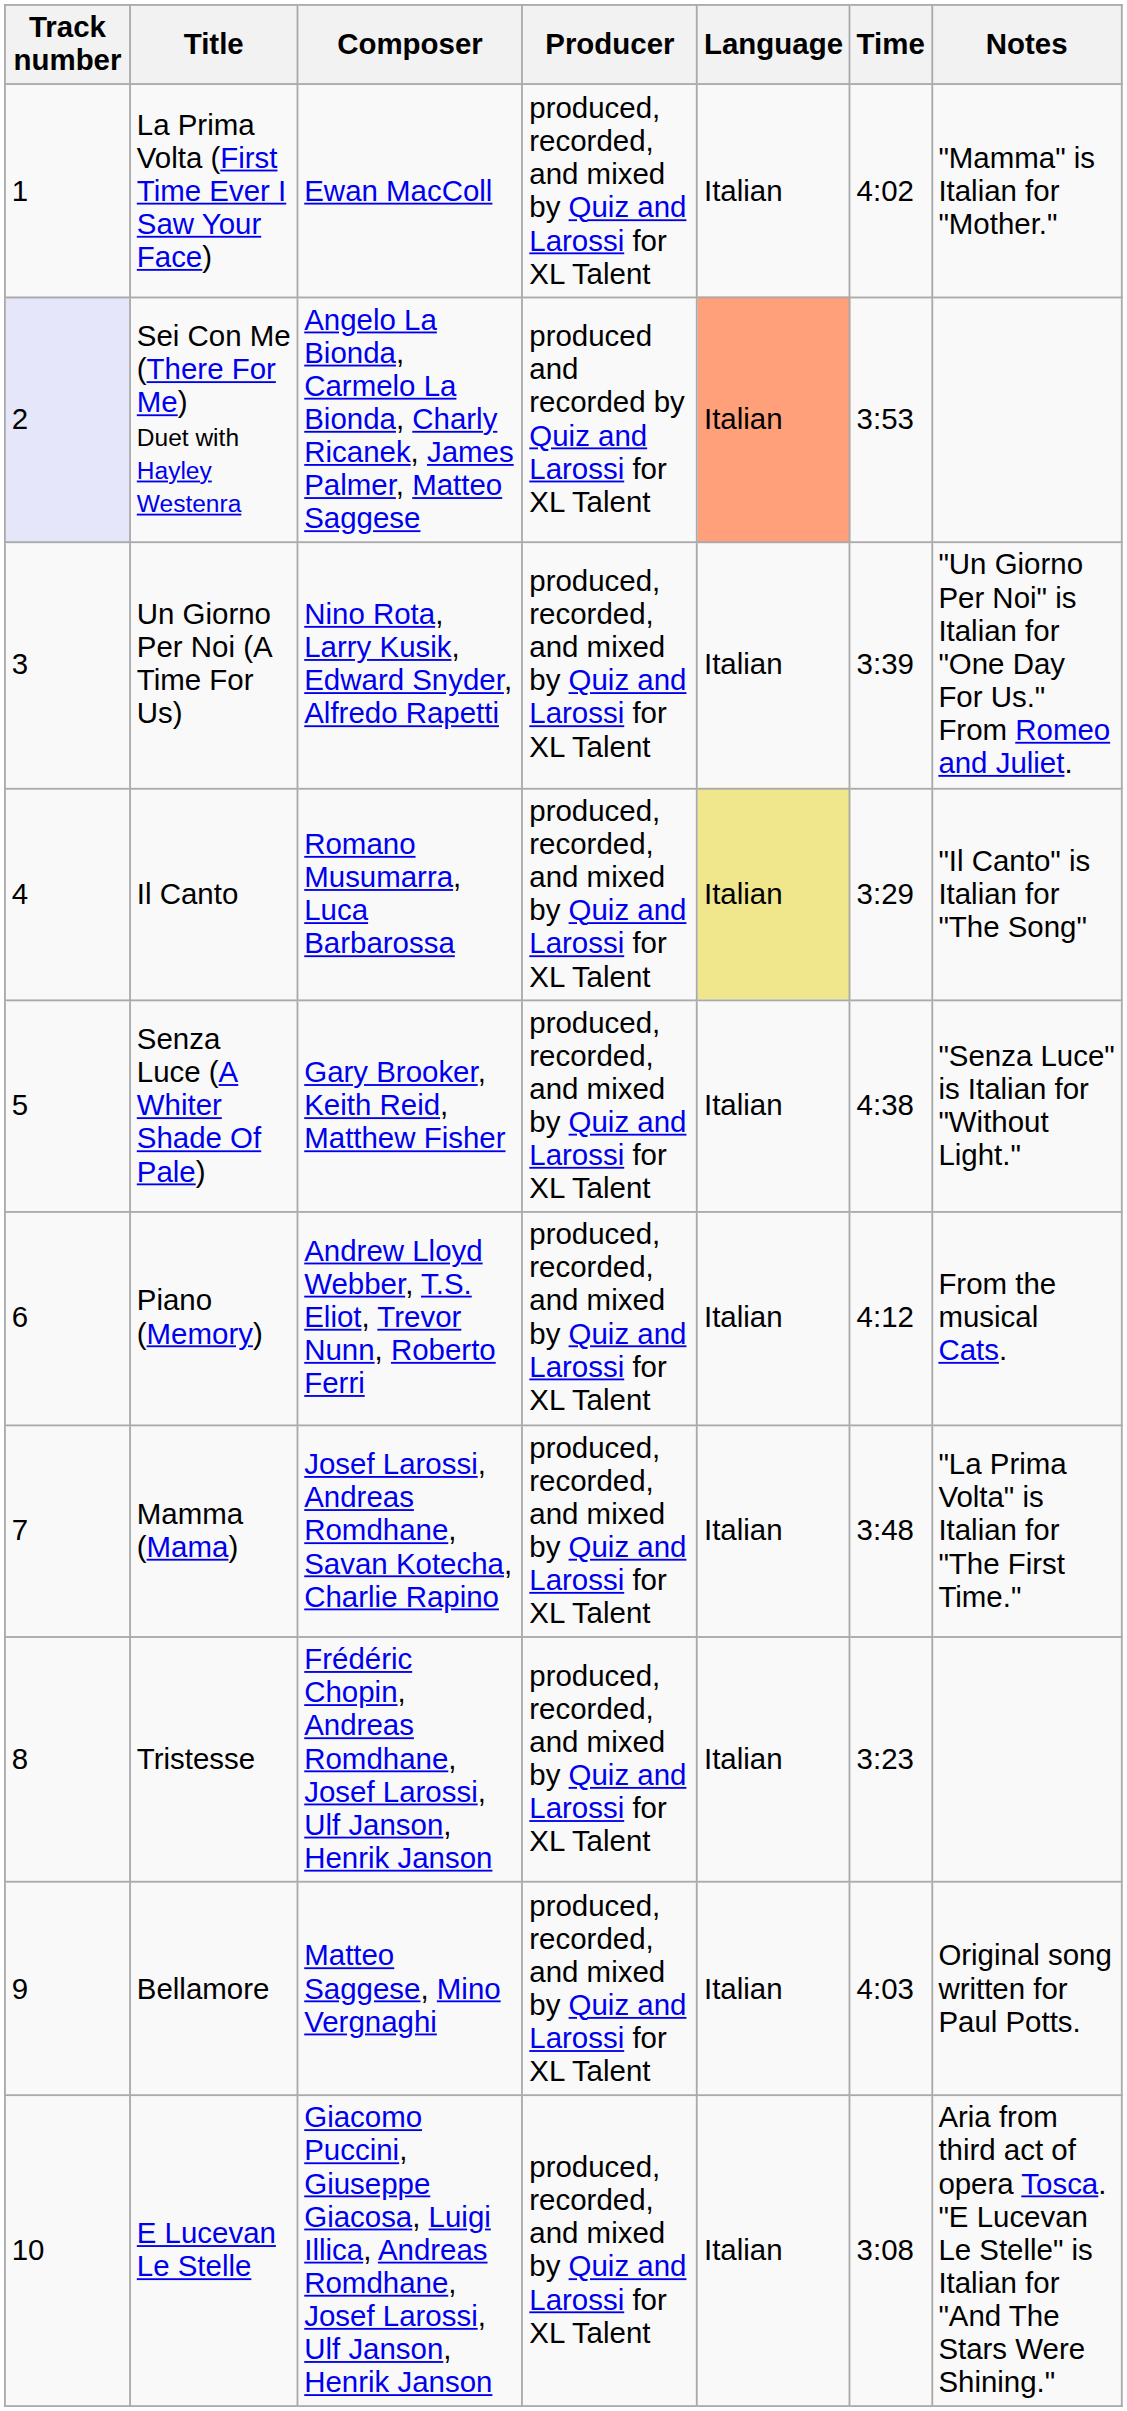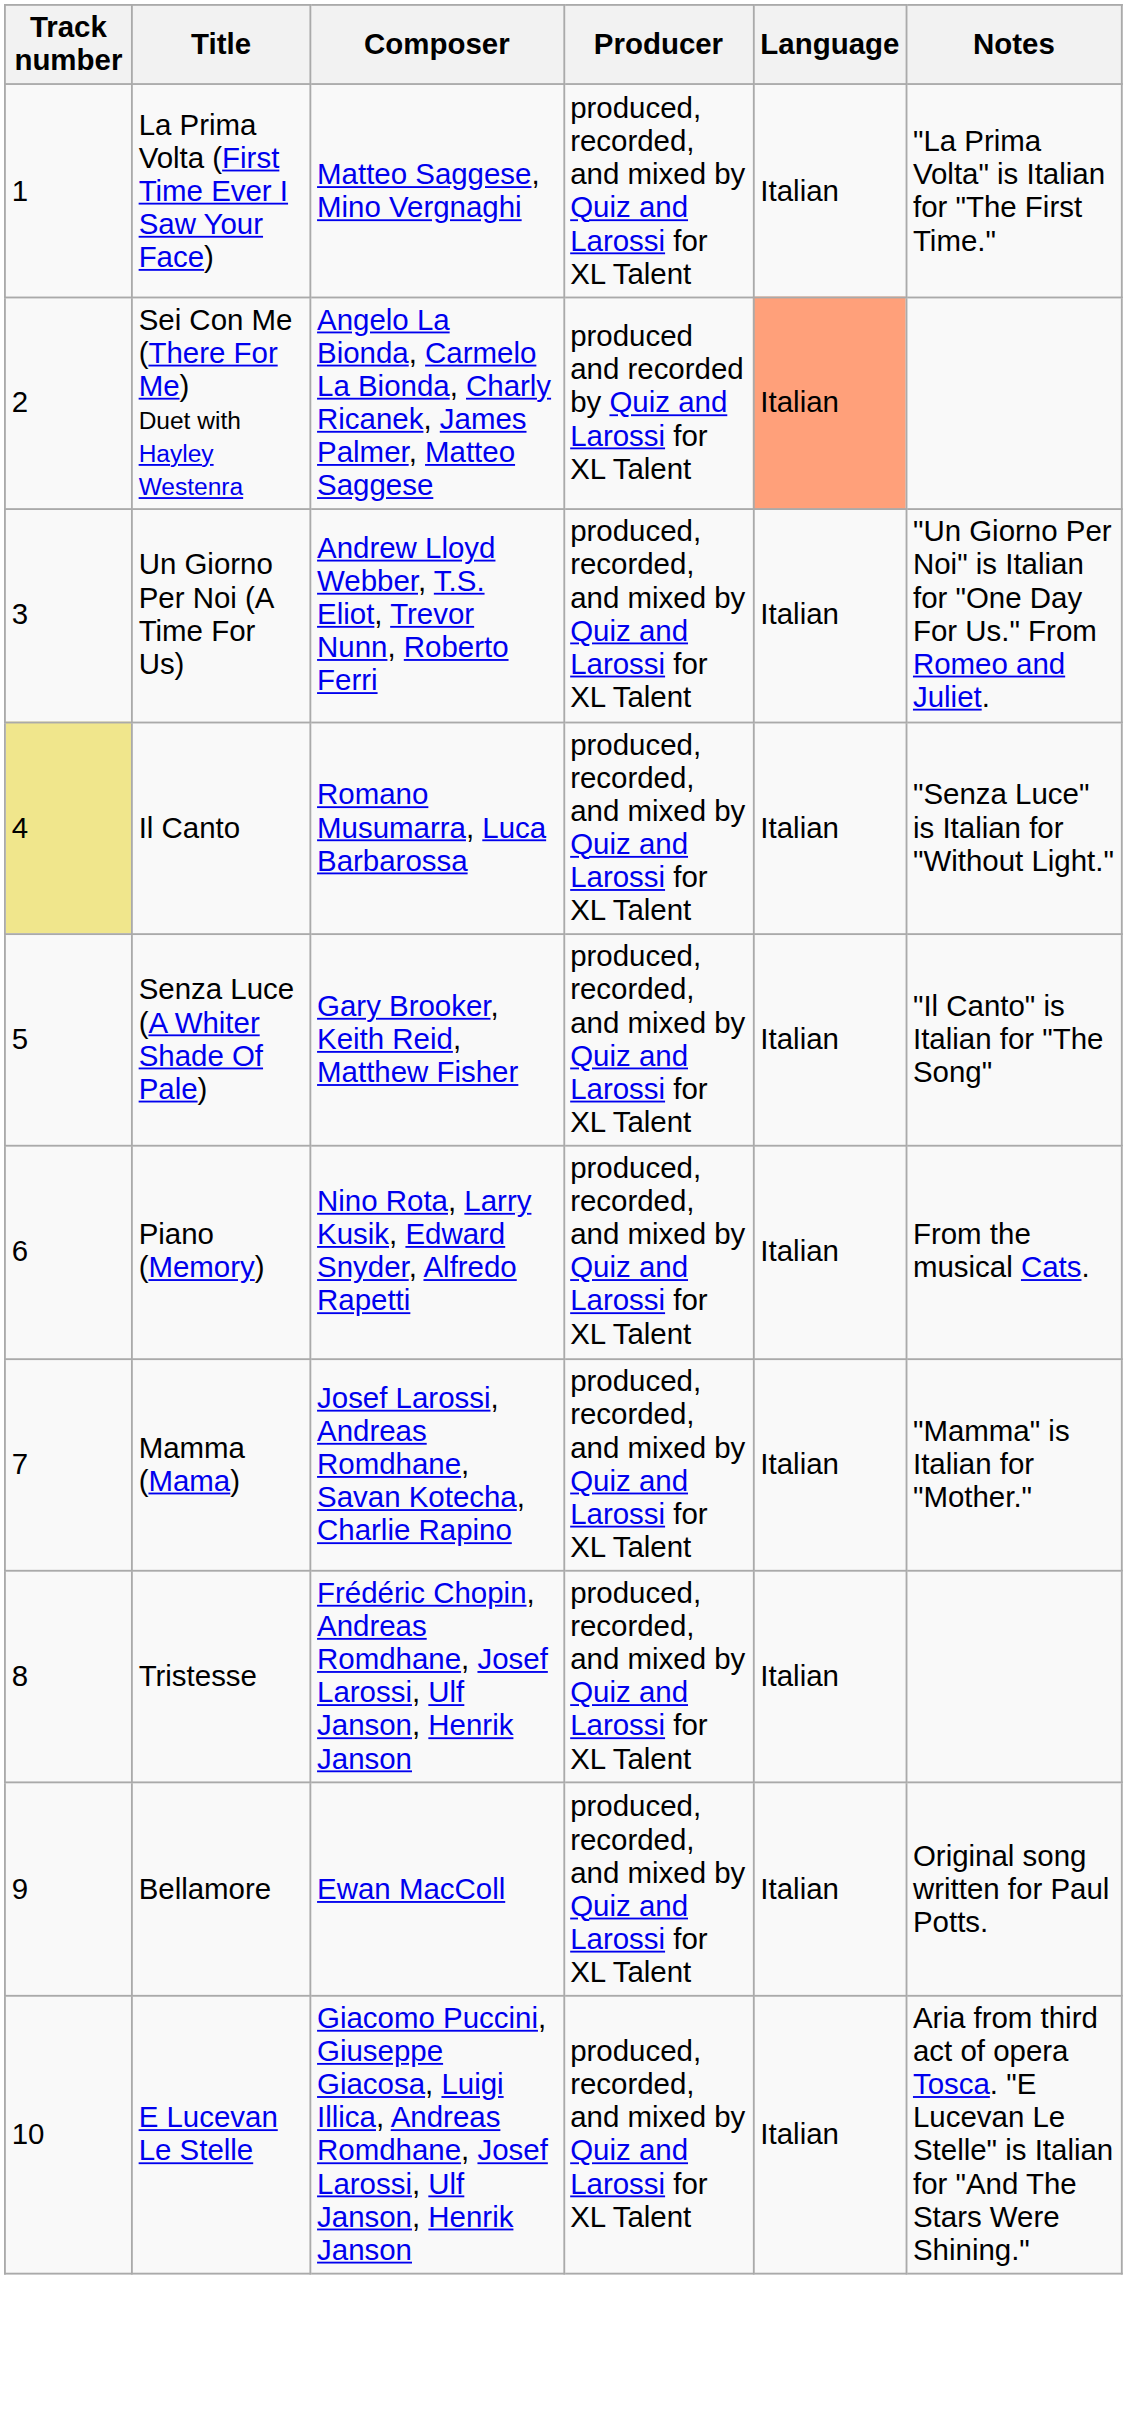- column: (891, 44)
(398, 190) Ewan MacColl -> (428, 190) Matteo Saggese, Mino Vergnaghi
(1017, 190) "Mamma" is Italian for "Mother." -> (1009, 190) "La Prima Volta" is Italian for "The First Time."
(20, 419) lavender background -> (20, 402) no background
(408, 664) Nino Rota, Larry Kusik, Edward Snyder, Alfredo Rapetti -> (413, 615) Andrew Lloyd Webber, T.S. Eliot, Trevor Nunn, Roberto Ferri
(20, 893) no background -> (20, 827) khaki background
(743, 893) khaki background -> (800, 827) no background
(1014, 893) "Il Canto" is Italian for "The Song" -> (1013, 827) "Senza Luce" is Italian for "Without Light."
(1027, 1105) "Senza Luce" is Italian for "Without Light." -> (1008, 1039) "Il Canto" is Italian for "The Song"
(400, 1318) Andrew Lloyd Webber, T.S. Eliot, Trevor Nunn, Roberto Ferri -> (424, 1251) Nino Rota, Larry Kusik, Edward Snyder, Alfredo Rapetti
(1003, 1530) "La Prima Volta" is Italian for "The First Time." -> (991, 1464) "Mamma" is Italian for "Mother."
(402, 1988) Matteo Saggese, Mino Vergnaghi -> (411, 1888) Ewan MacColl
